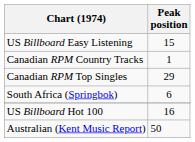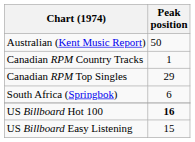rows swapped: (76, 128) <-> (70, 42)
(169, 111) normal -> (169, 111) bold
